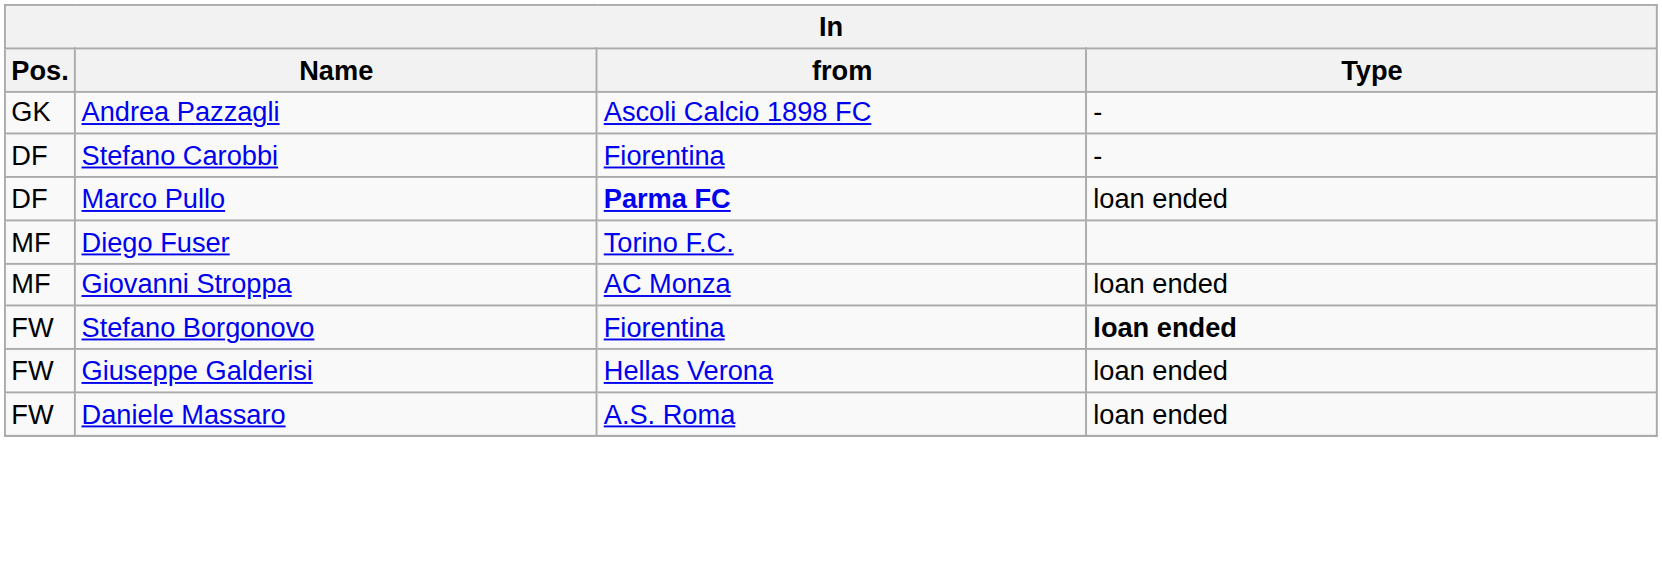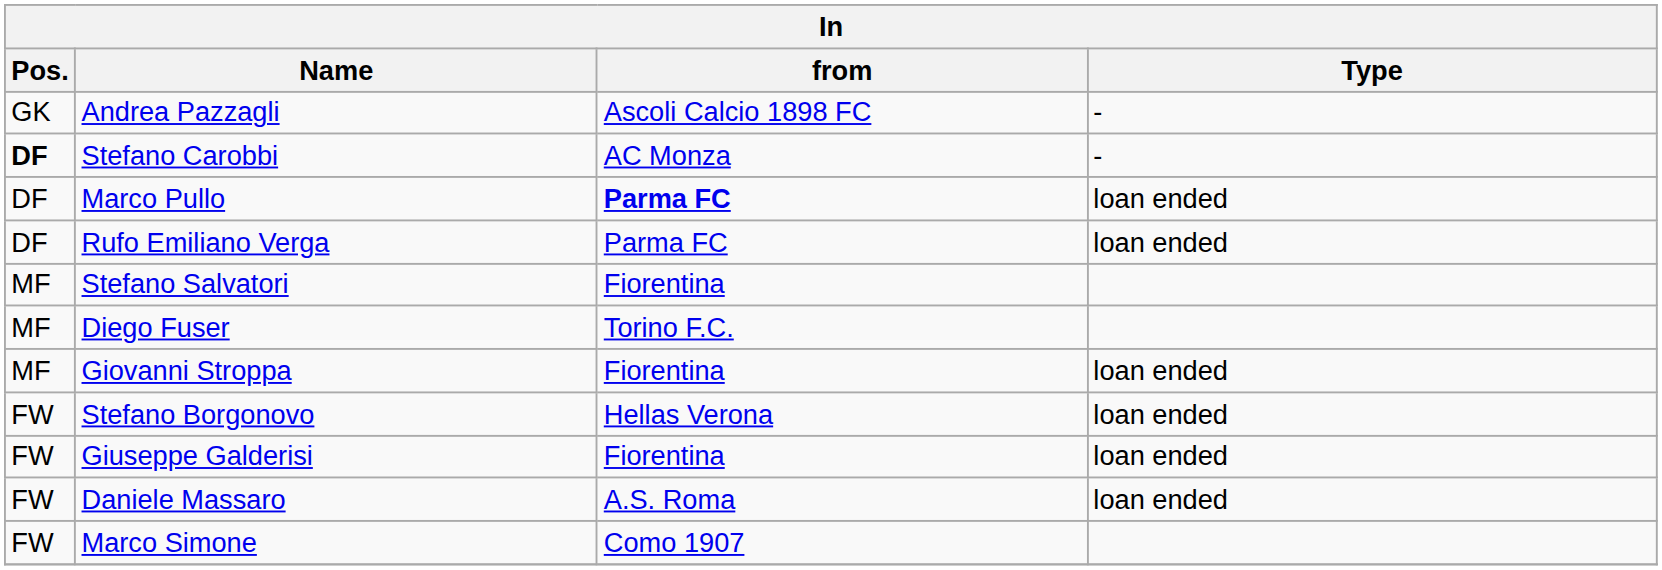(29, 156) normal -> (29, 156) bold
(664, 156) Fiorentina -> (667, 156) AC Monza
+ row: (206, 242)
+ row: (185, 285)
(667, 285) AC Monza -> (664, 371) Fiorentina
(664, 328) Fiorentina -> (688, 414) Hellas Verona
(1165, 328) bold -> (1161, 414) normal
(688, 371) Hellas Verona -> (664, 457) Fiorentina
+ row: (169, 543)
